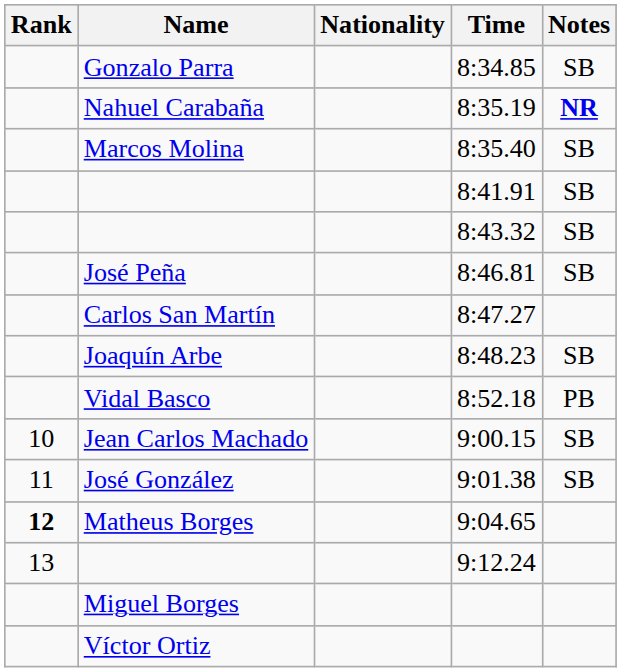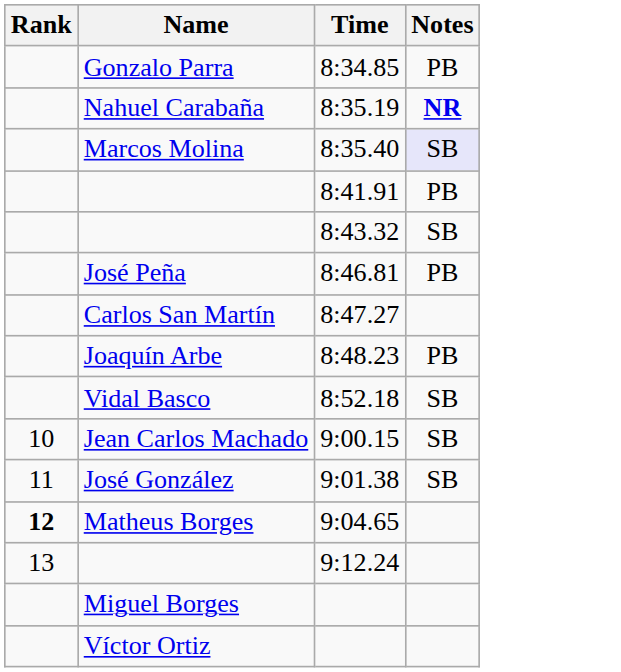- column: (383, 25)
(579, 66) SB -> (442, 66) PB
(579, 149) no background -> (442, 149) lavender background
(579, 190) SB -> (442, 190) PB
(579, 273) SB -> (442, 273) PB
(579, 356) SB -> (442, 356) PB
(579, 397) PB -> (442, 397) SB
